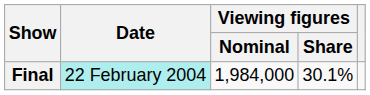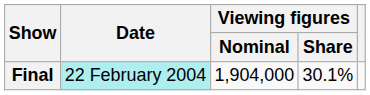(254, 75) 1,984,000 -> (254, 75) 1,904,000
